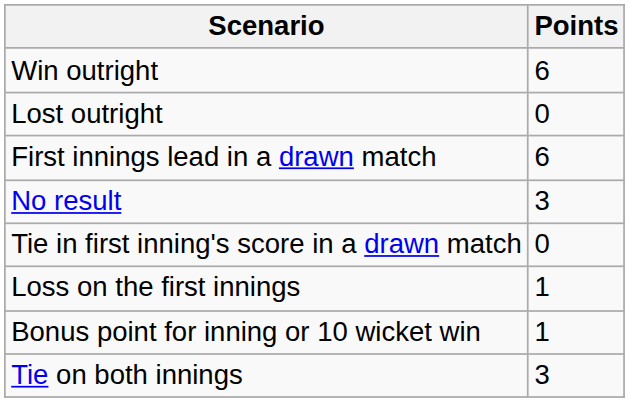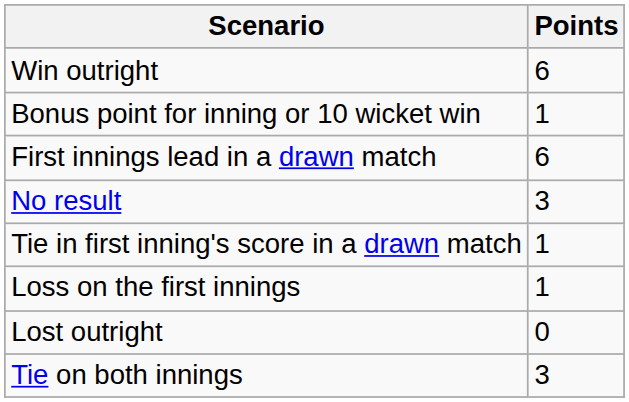rows swapped: (246, 331) <-> (87, 113)
(542, 244) 0 -> (542, 244) 1
